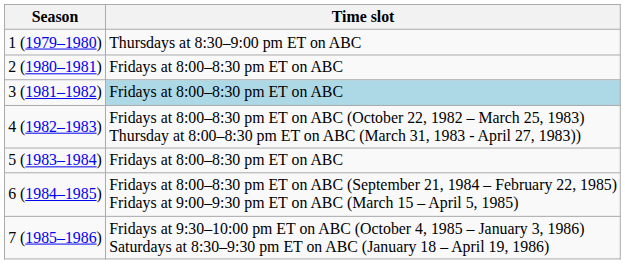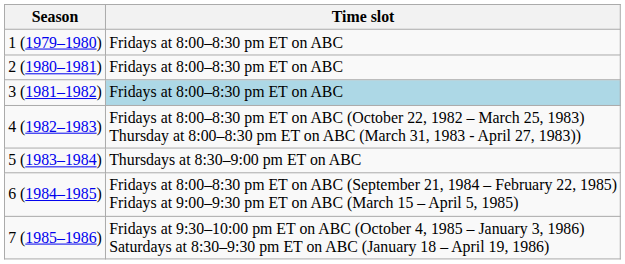(235, 42) Thursdays at 8:30–9:00 pm ET on ABC -> (226, 42) Fridays at 8:00–8:30 pm ET on ABC
(226, 160) Fridays at 8:00–8:30 pm ET on ABC -> (235, 160) Thursdays at 8:30–9:00 pm ET on ABC
